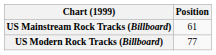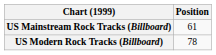(192, 42) 77 -> (192, 42) 78
